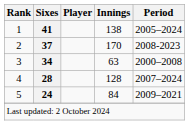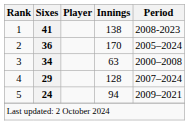(159, 29) 2005–2024 -> (158, 29) 2008-2023
(47, 45) 37 -> (47, 45) 36
(158, 45) 2008-2023 -> (159, 45) 2005–2024
(47, 78) 28 -> (47, 78) 29
(114, 95) 84 -> (114, 95) 94
